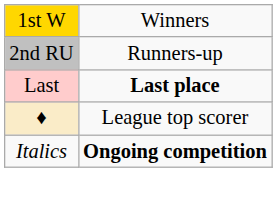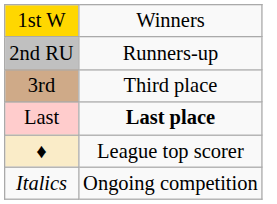+ row: (42, 85)
(175, 150) bold -> (170, 183) normal
